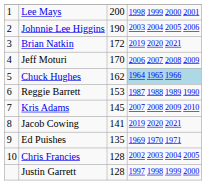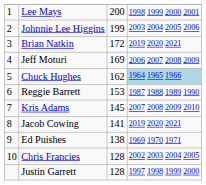(117, 28) 190 -> (117, 28) 199
(117, 60) 170 -> (117, 60) 169
(117, 140) 135 -> (117, 140) 138
